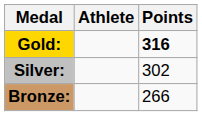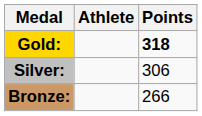(156, 44) 316 -> (156, 44) 318
(156, 70) 302 -> (156, 70) 306
